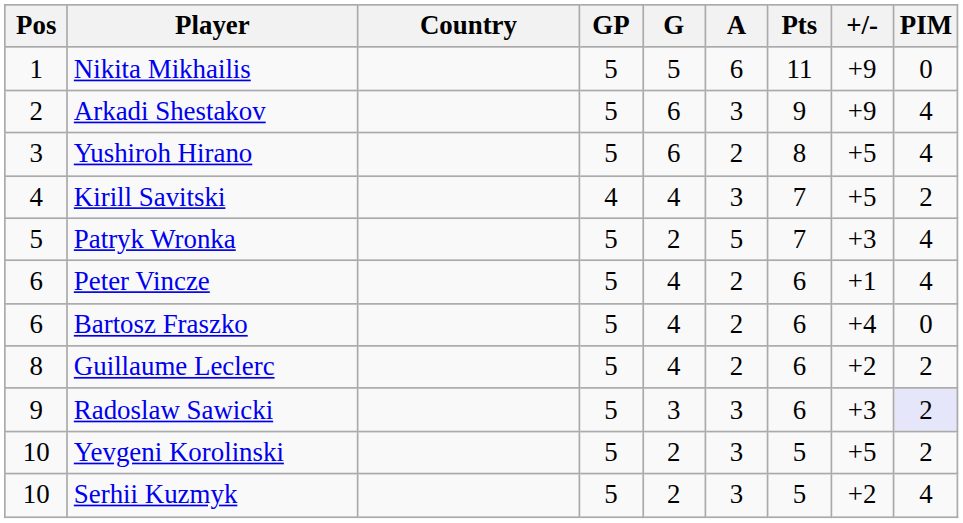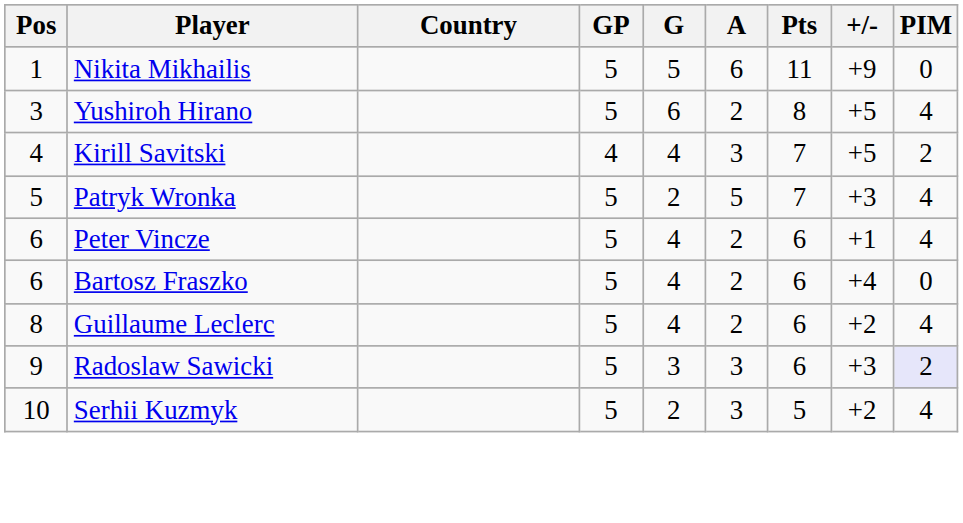- row: (170, 111)
(926, 366) 2 -> (926, 324) 4
- row: (179, 452)
